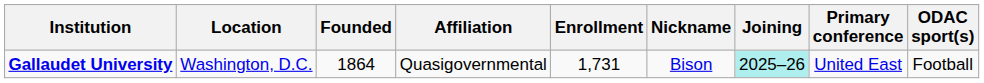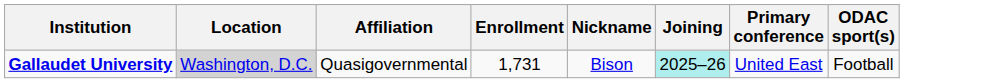- column: (356, 27)
(246, 63) no background -> (246, 63) lightgrey background
